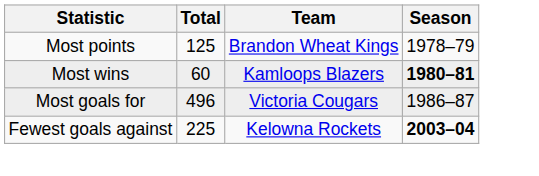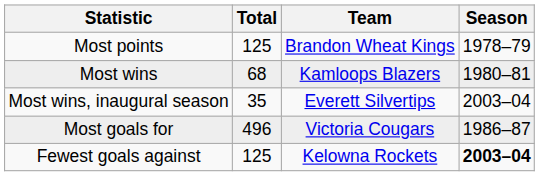(201, 74) 60 -> (257, 74) 68
(441, 74) bold -> (497, 74) normal
+ row: (119, 101)
(201, 129) 225 -> (257, 157) 125
